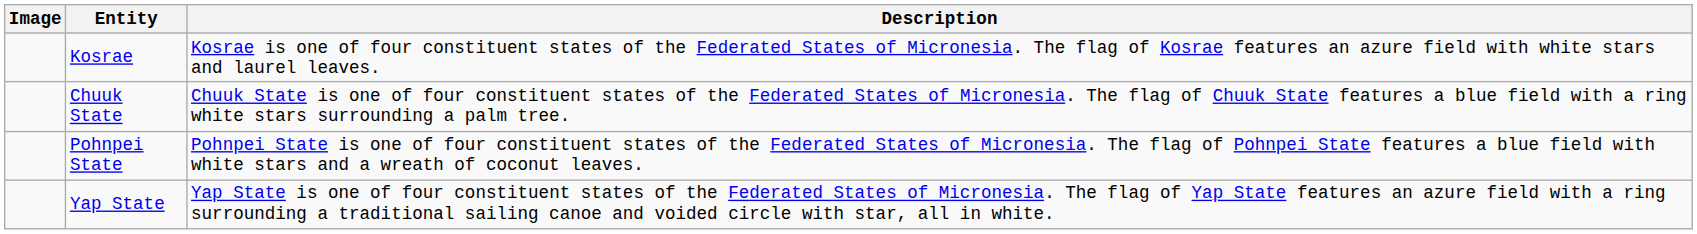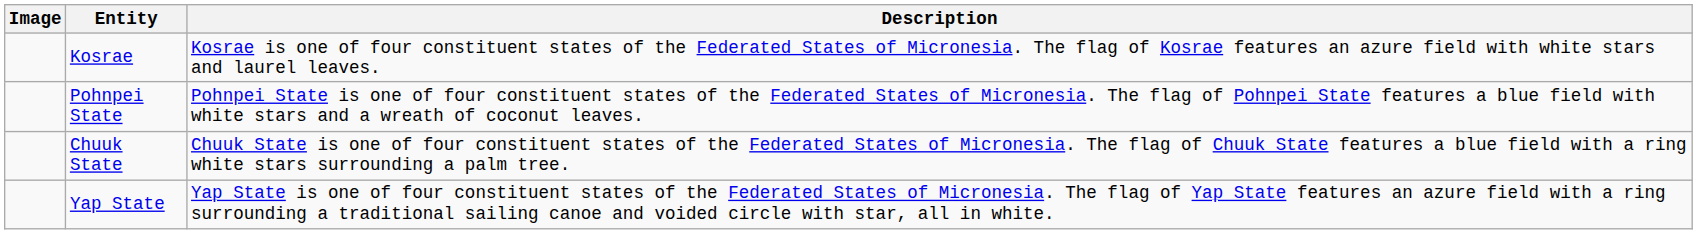rows swapped: (107, 155) <-> (96, 107)
